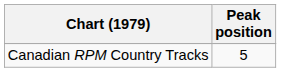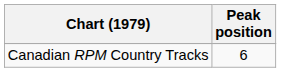(244, 55) 5 -> (244, 55) 6
